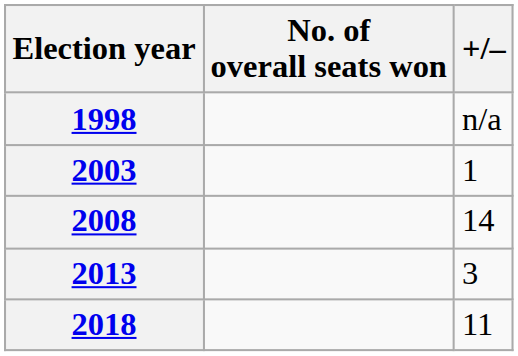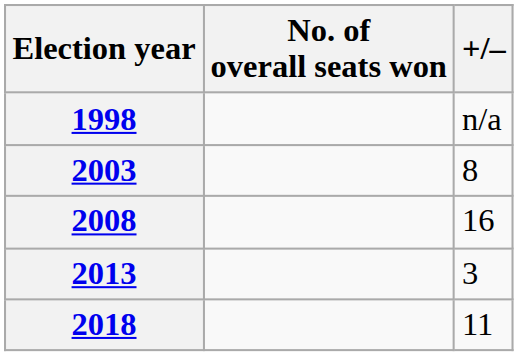(470, 169) 1 -> (470, 169) 8
(478, 221) 14 -> (478, 221) 16
